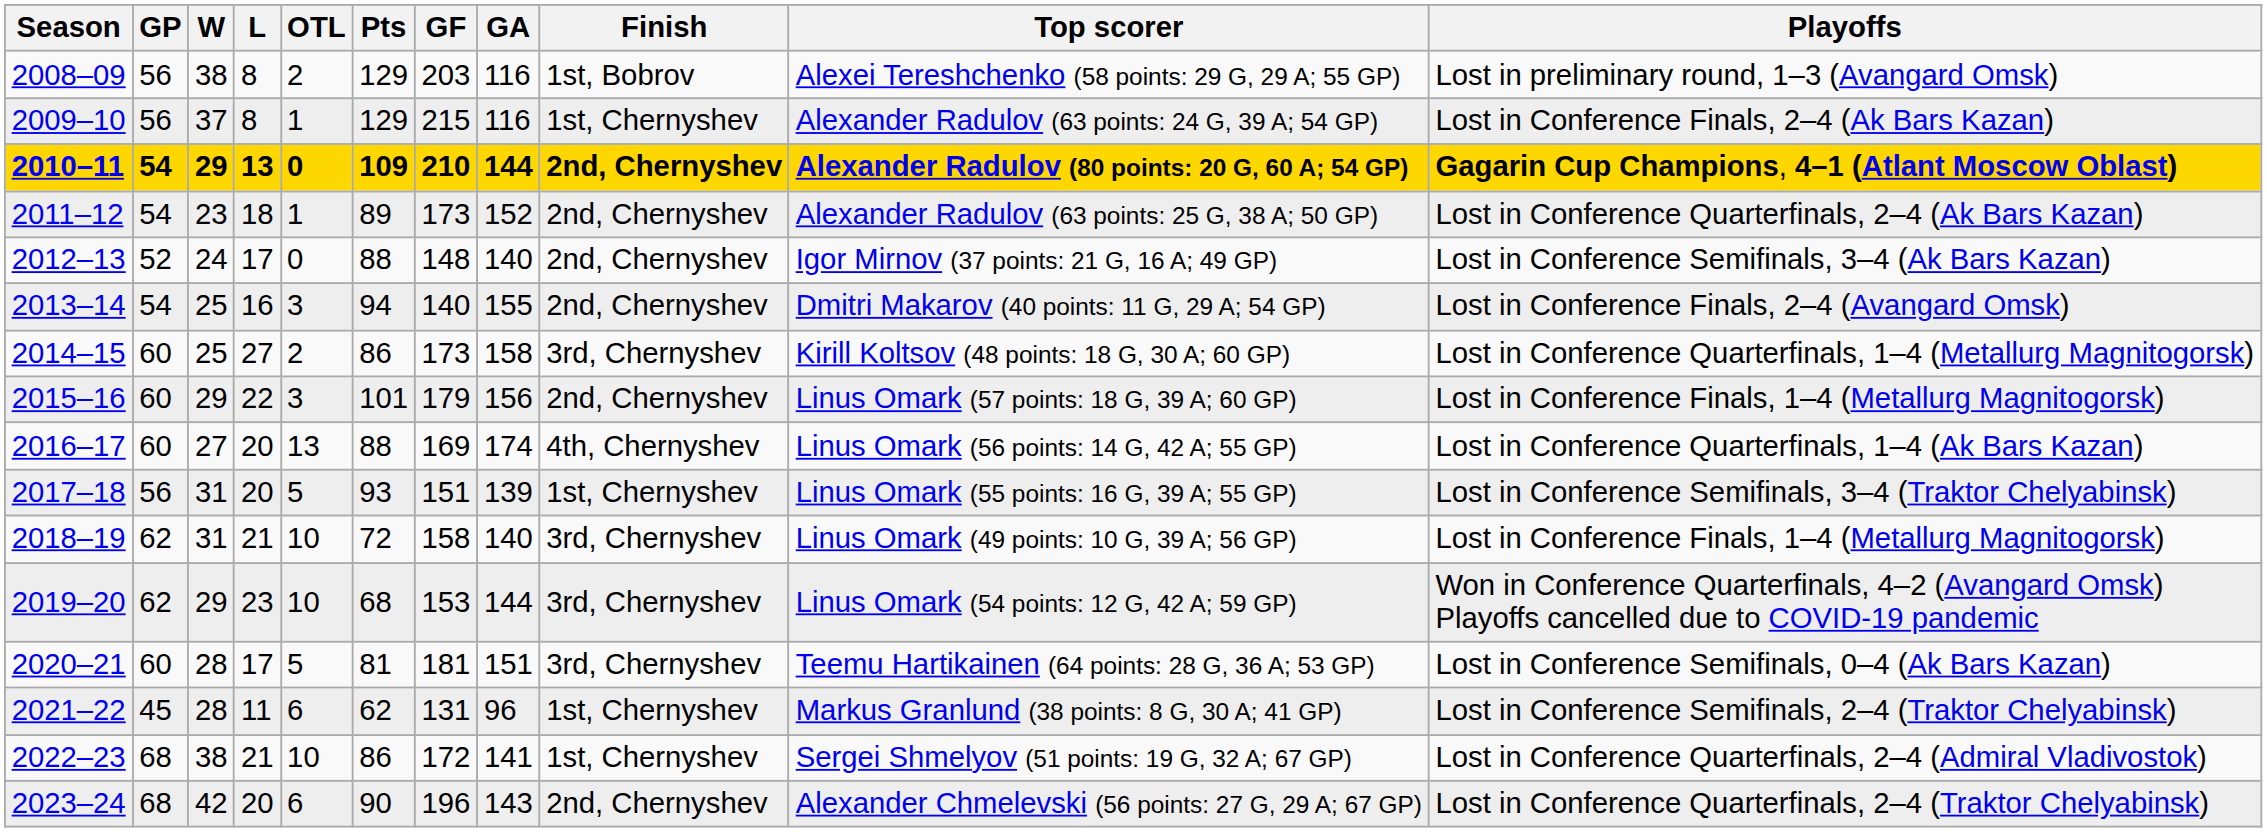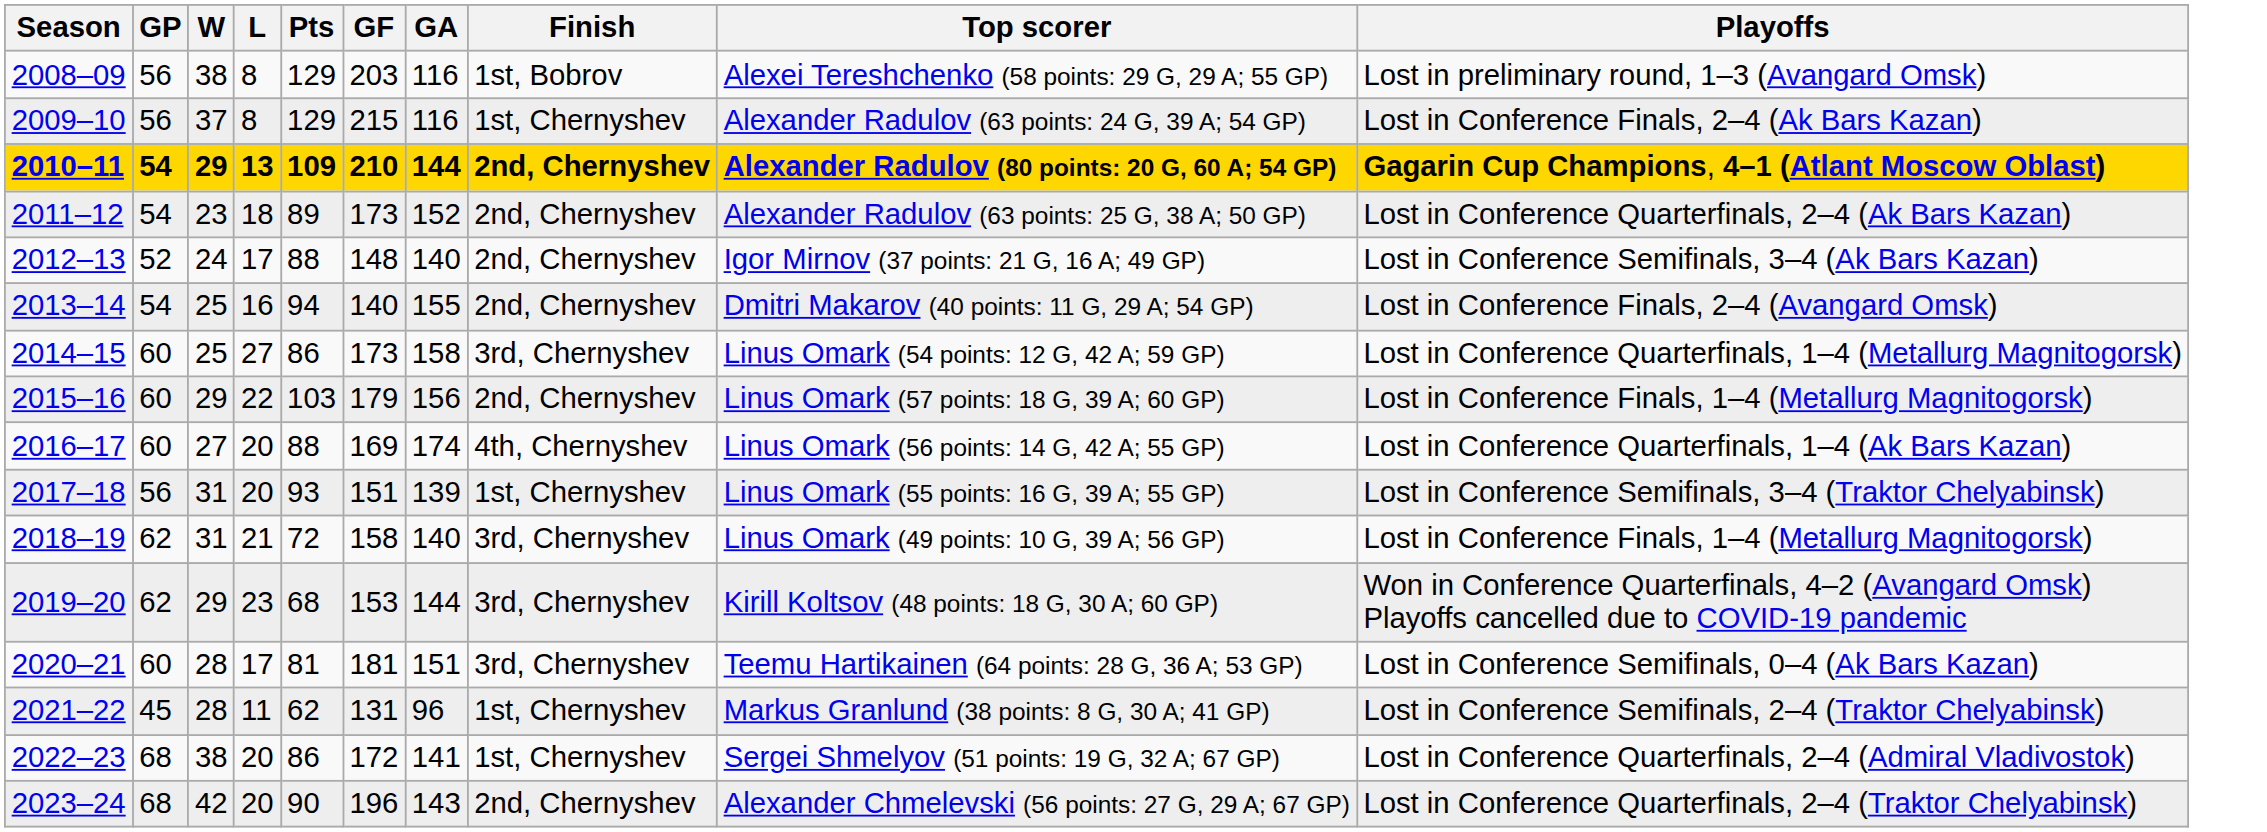- column: (316, 27)
(1043, 352) Kirill Koltsov (48 points: 18 G, 30 A; 60 GP) -> (974, 352) Linus Omark (54 points: 12 G, 42 A; 59 GP)
(384, 399) 101 -> (312, 399) 103
(1046, 601) Linus Omark (54 points: 12 G, 42 A; 59 GP) -> (971, 601) Kirill Koltsov (48 points: 18 G, 30 A; 60 GP)
(257, 757) 21 -> (257, 757) 20
